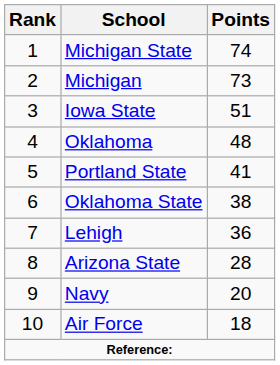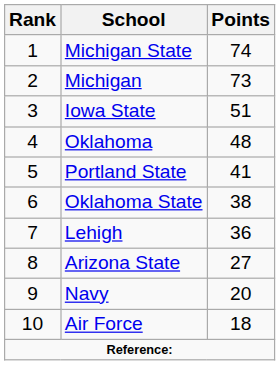(241, 263) 28 -> (241, 263) 27
